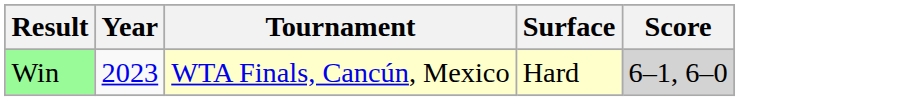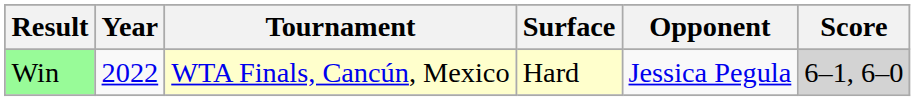+ column: (710, 26)
(130, 71) 2023 -> (130, 71) 2022
